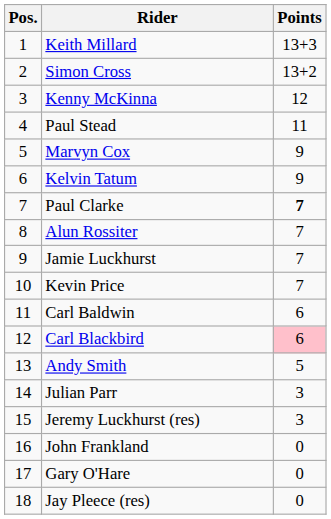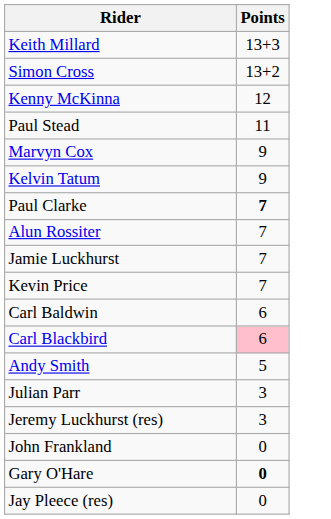- column: (23, 17)
(300, 473) normal -> (263, 473) bold
